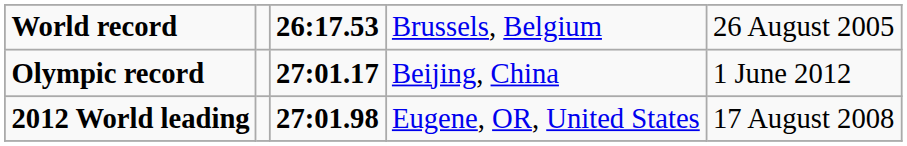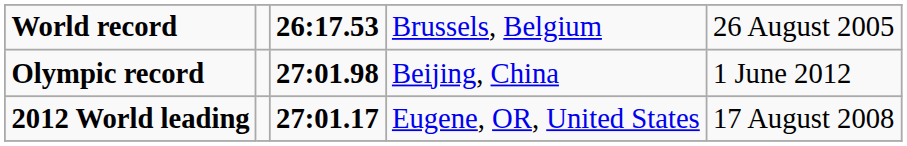(327, 72) 27:01.17 -> (327, 72) 27:01.98
(327, 118) 27:01.98 -> (327, 118) 27:01.17
